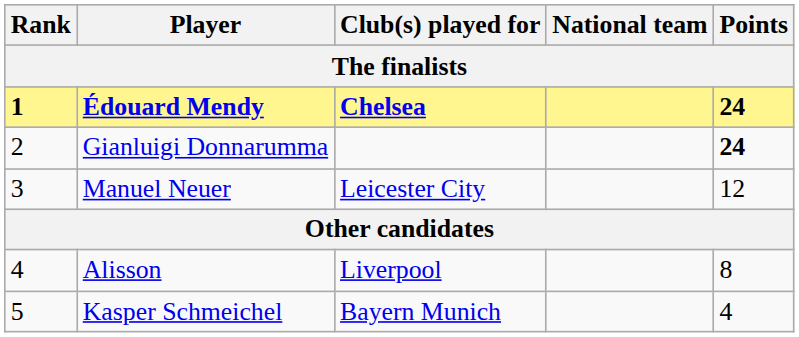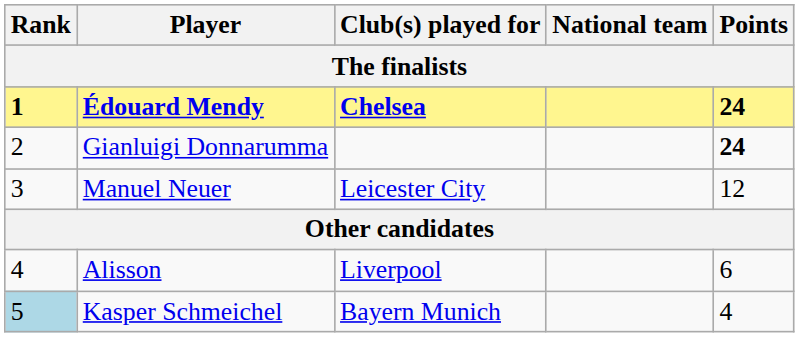(726, 270) 8 -> (726, 270) 6
(17, 310) no background -> (17, 310) lightblue background
